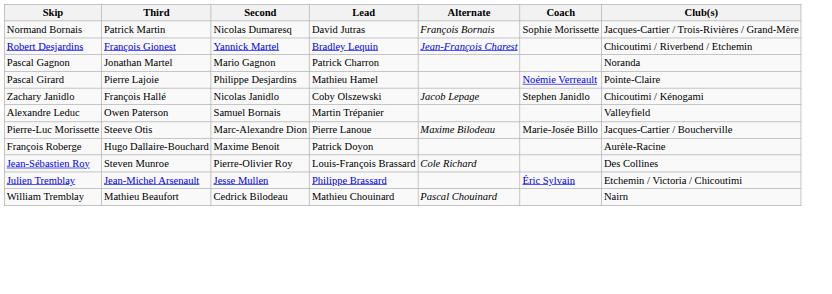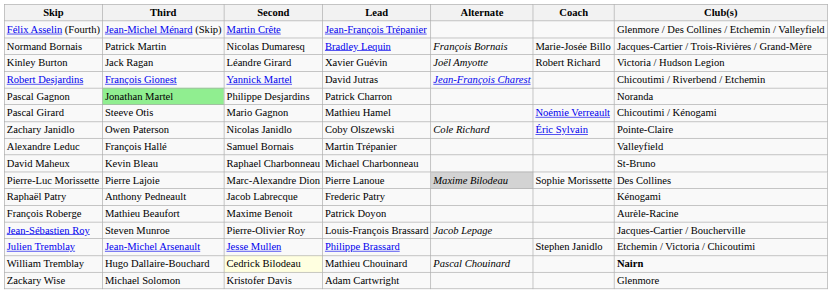+ row: (53, 29)
(338, 29) David Jutras -> (358, 46) Bradley Lequin
(561, 29) Sophie Morissette -> (573, 46) Marie-Josée Billo
+ row: (37, 63)
(345, 46) Bradley Lequin -> (351, 79) David Jutras
(138, 63) no background -> (139, 96) lightgreen background
(244, 63) Mario Gagnon -> (268, 96) Philippe Desjardins
(131, 79) Pierre Lajoie -> (129, 113) Steeve Otis
(255, 79) Philippe Desjardins -> (257, 113) Mario Gagnon
(632, 79) Pointe-Claire -> (667, 113) Chicoutimi / Kénogami
(135, 96) François Hallé -> (137, 130) Owen Paterson
(450, 96) Jacob Lepage -> (461, 130) Cole Richard
(556, 96) Stephen Janidlo -> (562, 130) Éric Sylvain
(654, 96) Chicoutimi / Kénogami -> (645, 130) Pointe-Claire
(136, 113) Owen Paterson -> (136, 146) François Hallé
+ row: (38, 163)
(128, 130) Steeve Otis -> (132, 180) Pierre Lajoie
(458, 130) no background -> (471, 180) lightgrey background
(560, 130) Marie-Josée Billo -> (574, 180) Sophie Morissette
(668, 130) Jacques-Cartier / Boucherville -> (644, 180) Des Collines
+ row: (37, 197)
(156, 146) Hugo Dallaire-Bouchard -> (142, 213) Mathieu Beaufort
(448, 163) Cole Richard -> (463, 230) Jacob Lepage
(631, 163) Des Collines -> (681, 230) Jacques-Cartier / Boucherville
(549, 180) Éric Sylvain -> (569, 247) Stephen Janidlo
(141, 197) Mathieu Beaufort -> (157, 264) Hugo Dallaire-Bouchard
(251, 197) no background -> (264, 264) lightyellow background
(616, 197) normal -> (630, 264) bold
+ row: (36, 280)
